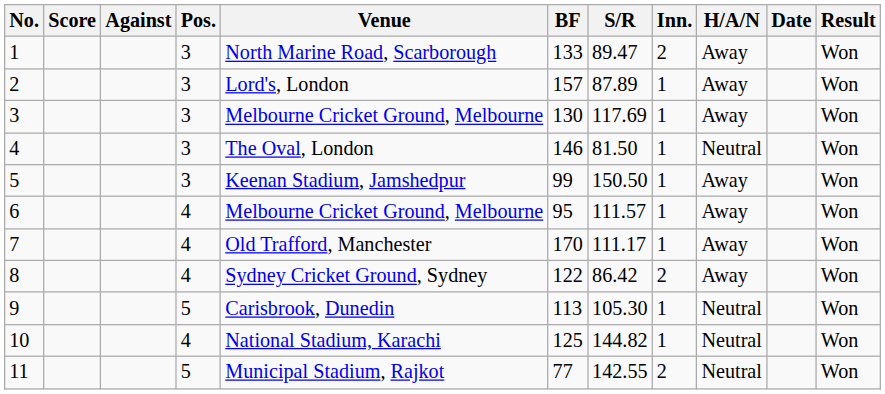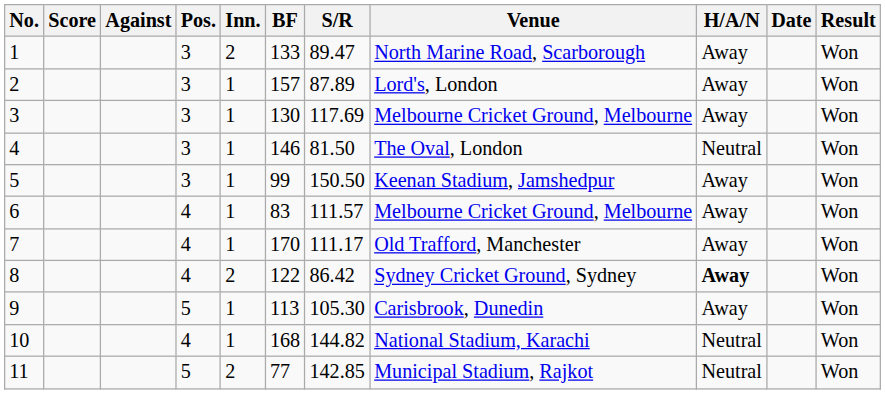columns swapped: (675, 20) <-> (384, 20)
(563, 212) 95 -> (280, 212) 83
(725, 276) normal -> (725, 276) bold
(732, 308) Neutral -> (725, 308) Away
(568, 340) 125 -> (285, 340) 168
(620, 372) 142.55 -> (337, 372) 142.85
